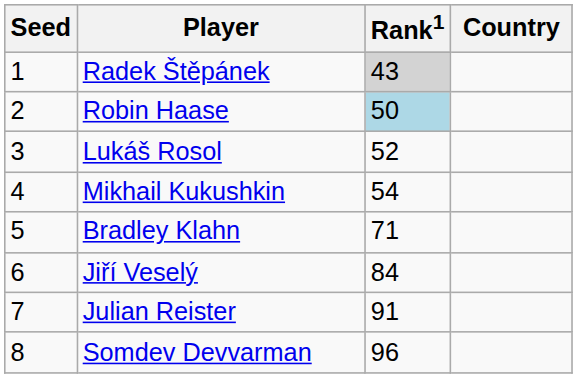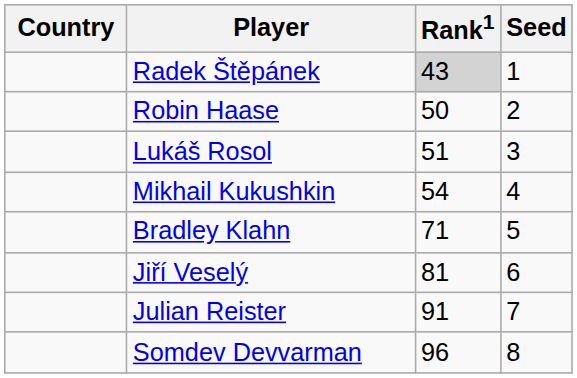columns swapped: (511, 27) <-> (41, 27)
(385, 111) lightblue background -> (435, 111) no background
(385, 151) 52 -> (435, 151) 51
(385, 271) 84 -> (435, 271) 81
